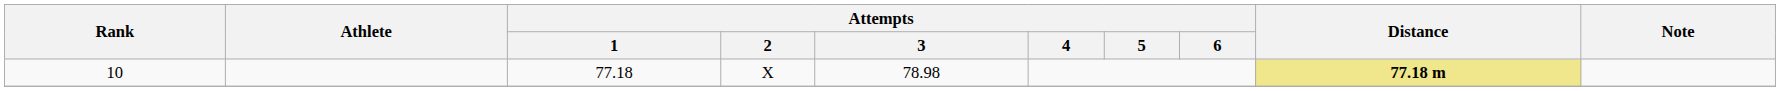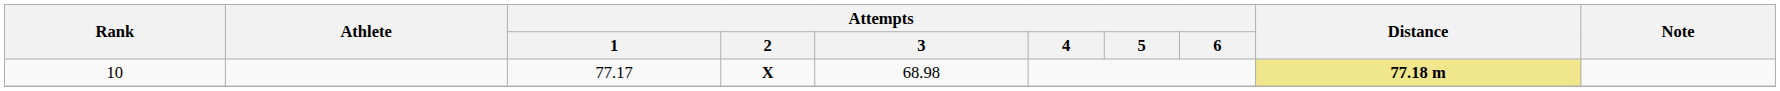(614, 72) 77.18 -> (614, 72) 77.17
(768, 72) normal -> (768, 72) bold
(921, 72) 78.98 -> (921, 72) 68.98
